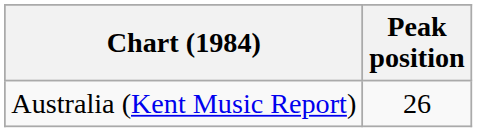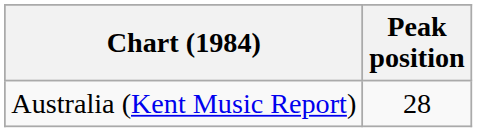(417, 103) 26 -> (417, 103) 28
